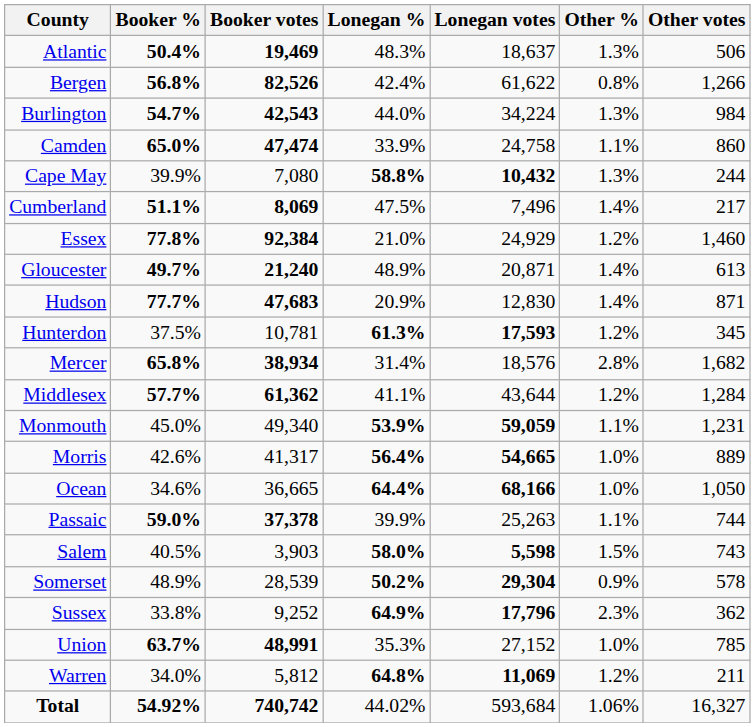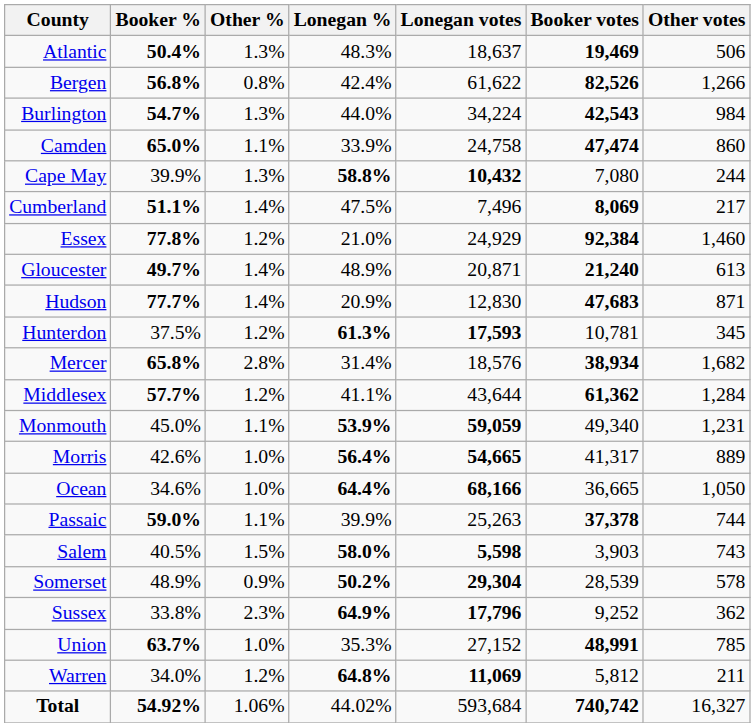columns swapped: (264, 20) <-> (602, 20)
